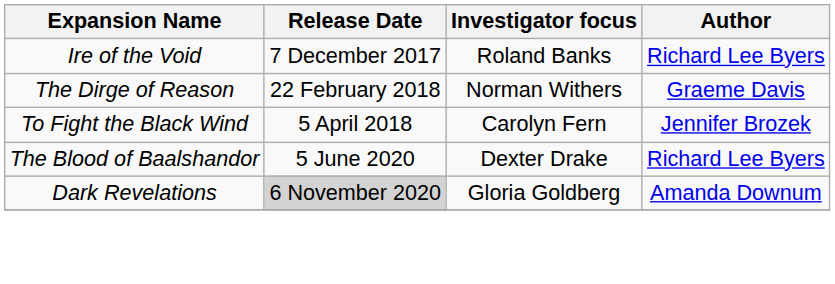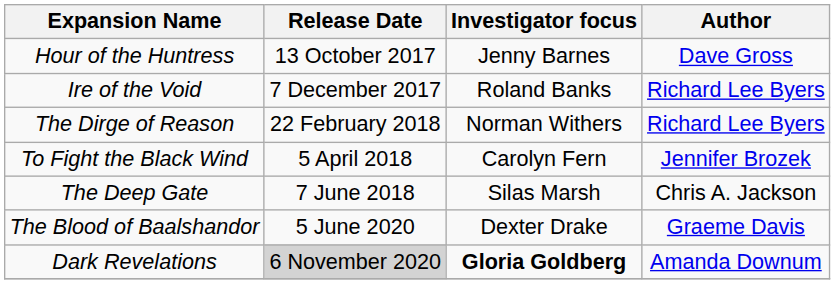+ row: (135, 55)
(736, 90) Graeme Davis -> (736, 124) Richard Lee Byers
+ row: (135, 192)
(736, 158) Richard Lee Byers -> (736, 227) Graeme Davis
(544, 192) normal -> (544, 261) bold
